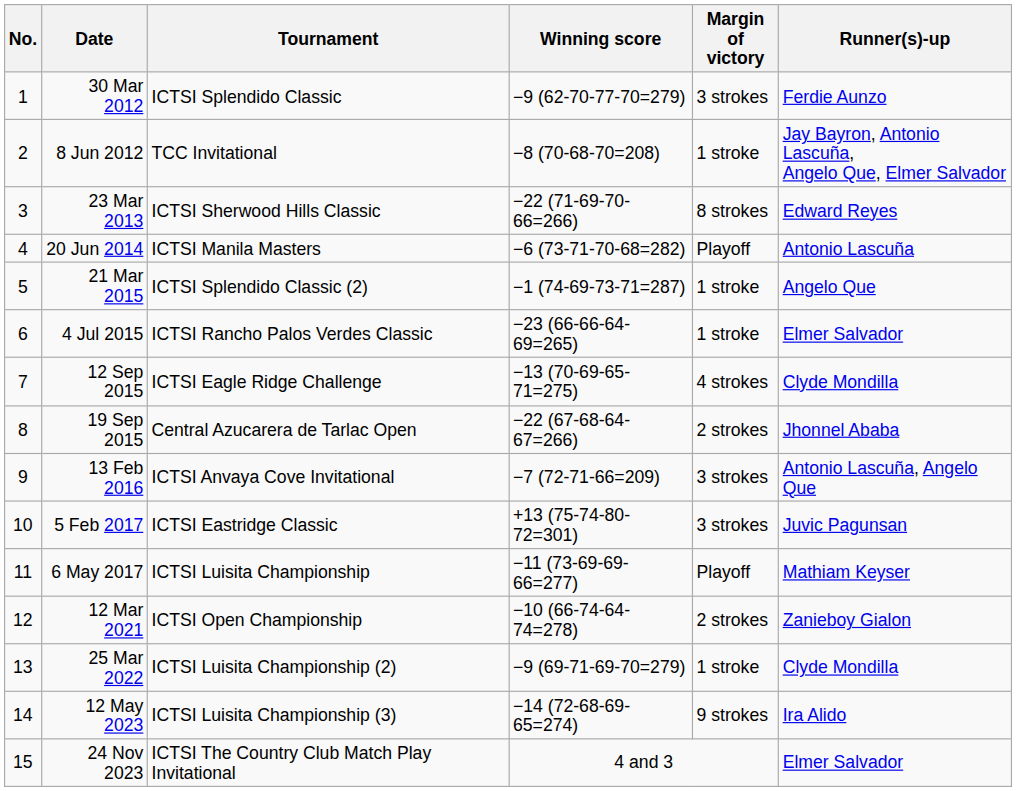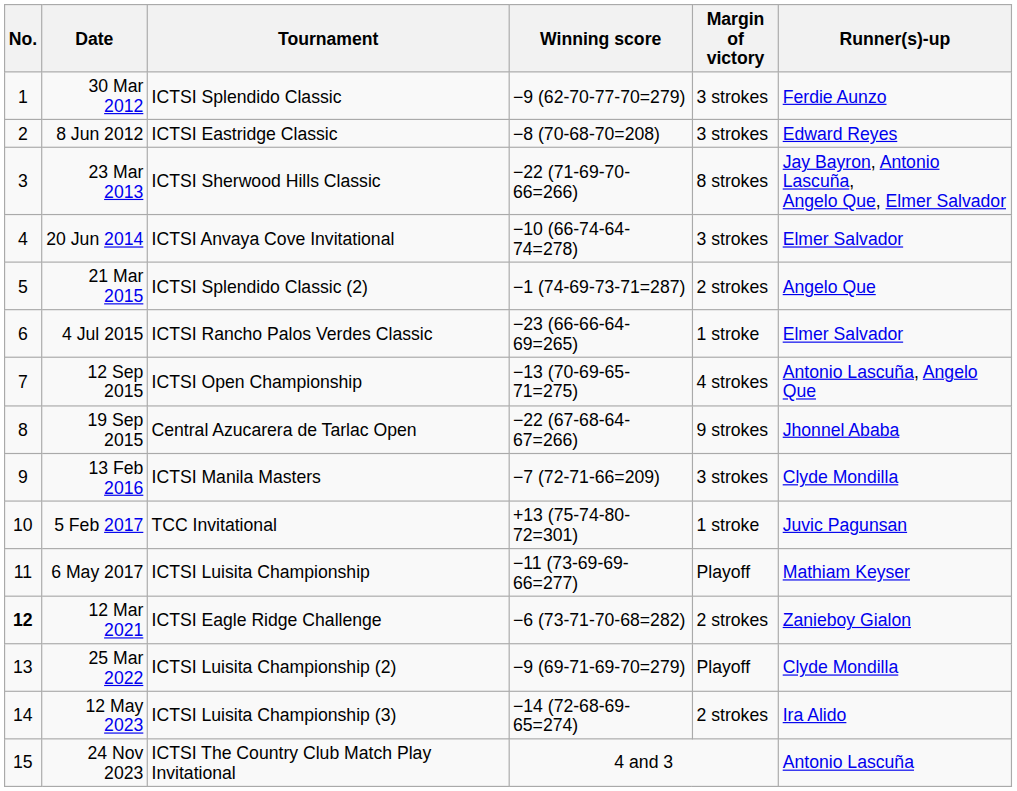(214, 153) TCC Invitational -> (245, 134) ICTSI Eastridge Classic
(728, 153) 1 stroke -> (732, 134) 3 strokes
(894, 153) Jay Bayron, Antonio Lascuña, Angelo Que, Elmer Salvador -> (840, 134) Edward Reyes
(840, 211) Edward Reyes -> (894, 181) Jay Bayron, Antonio Lascuña, Angelo Que, Elmer Salvador
(236, 249) ICTSI Manila Masters -> (273, 239) ICTSI Anvaya Cove Invitational
(599, 249) −6 (73-71-70-68=282) -> (572, 239) −10 (66-74-64-74=278)
(723, 249) Playoff -> (732, 239) 3 strokes
(848, 249) Antonio Lascuña -> (843, 239) Elmer Salvador
(728, 286) 1 stroke -> (732, 286) 2 strokes
(267, 382) ICTSI Eagle Ridge Challenge -> (257, 382) ICTSI Open Championship
(840, 382) Clyde Mondilla -> (880, 382) Antonio Lascuña, Angelo Que
(732, 429) 2 strokes -> (732, 429) 9 strokes
(273, 477) ICTSI Anvaya Cove Invitational -> (236, 477) ICTSI Manila Masters
(880, 477) Antonio Lascuña, Angelo Que -> (840, 477) Clyde Mondilla
(245, 525) ICTSI Eastridge Classic -> (214, 525) TCC Invitational
(732, 525) 3 strokes -> (728, 525) 1 stroke
(23, 620) normal -> (23, 620) bold
(257, 620) ICTSI Open Championship -> (267, 620) ICTSI Eagle Ridge Challenge
(572, 620) −10 (66-74-64-74=278) -> (599, 620) −6 (73-71-70-68=282)
(728, 668) 1 stroke -> (723, 668) Playoff
(732, 715) 9 strokes -> (732, 715) 2 strokes
(843, 763) Elmer Salvador -> (848, 763) Antonio Lascuña
